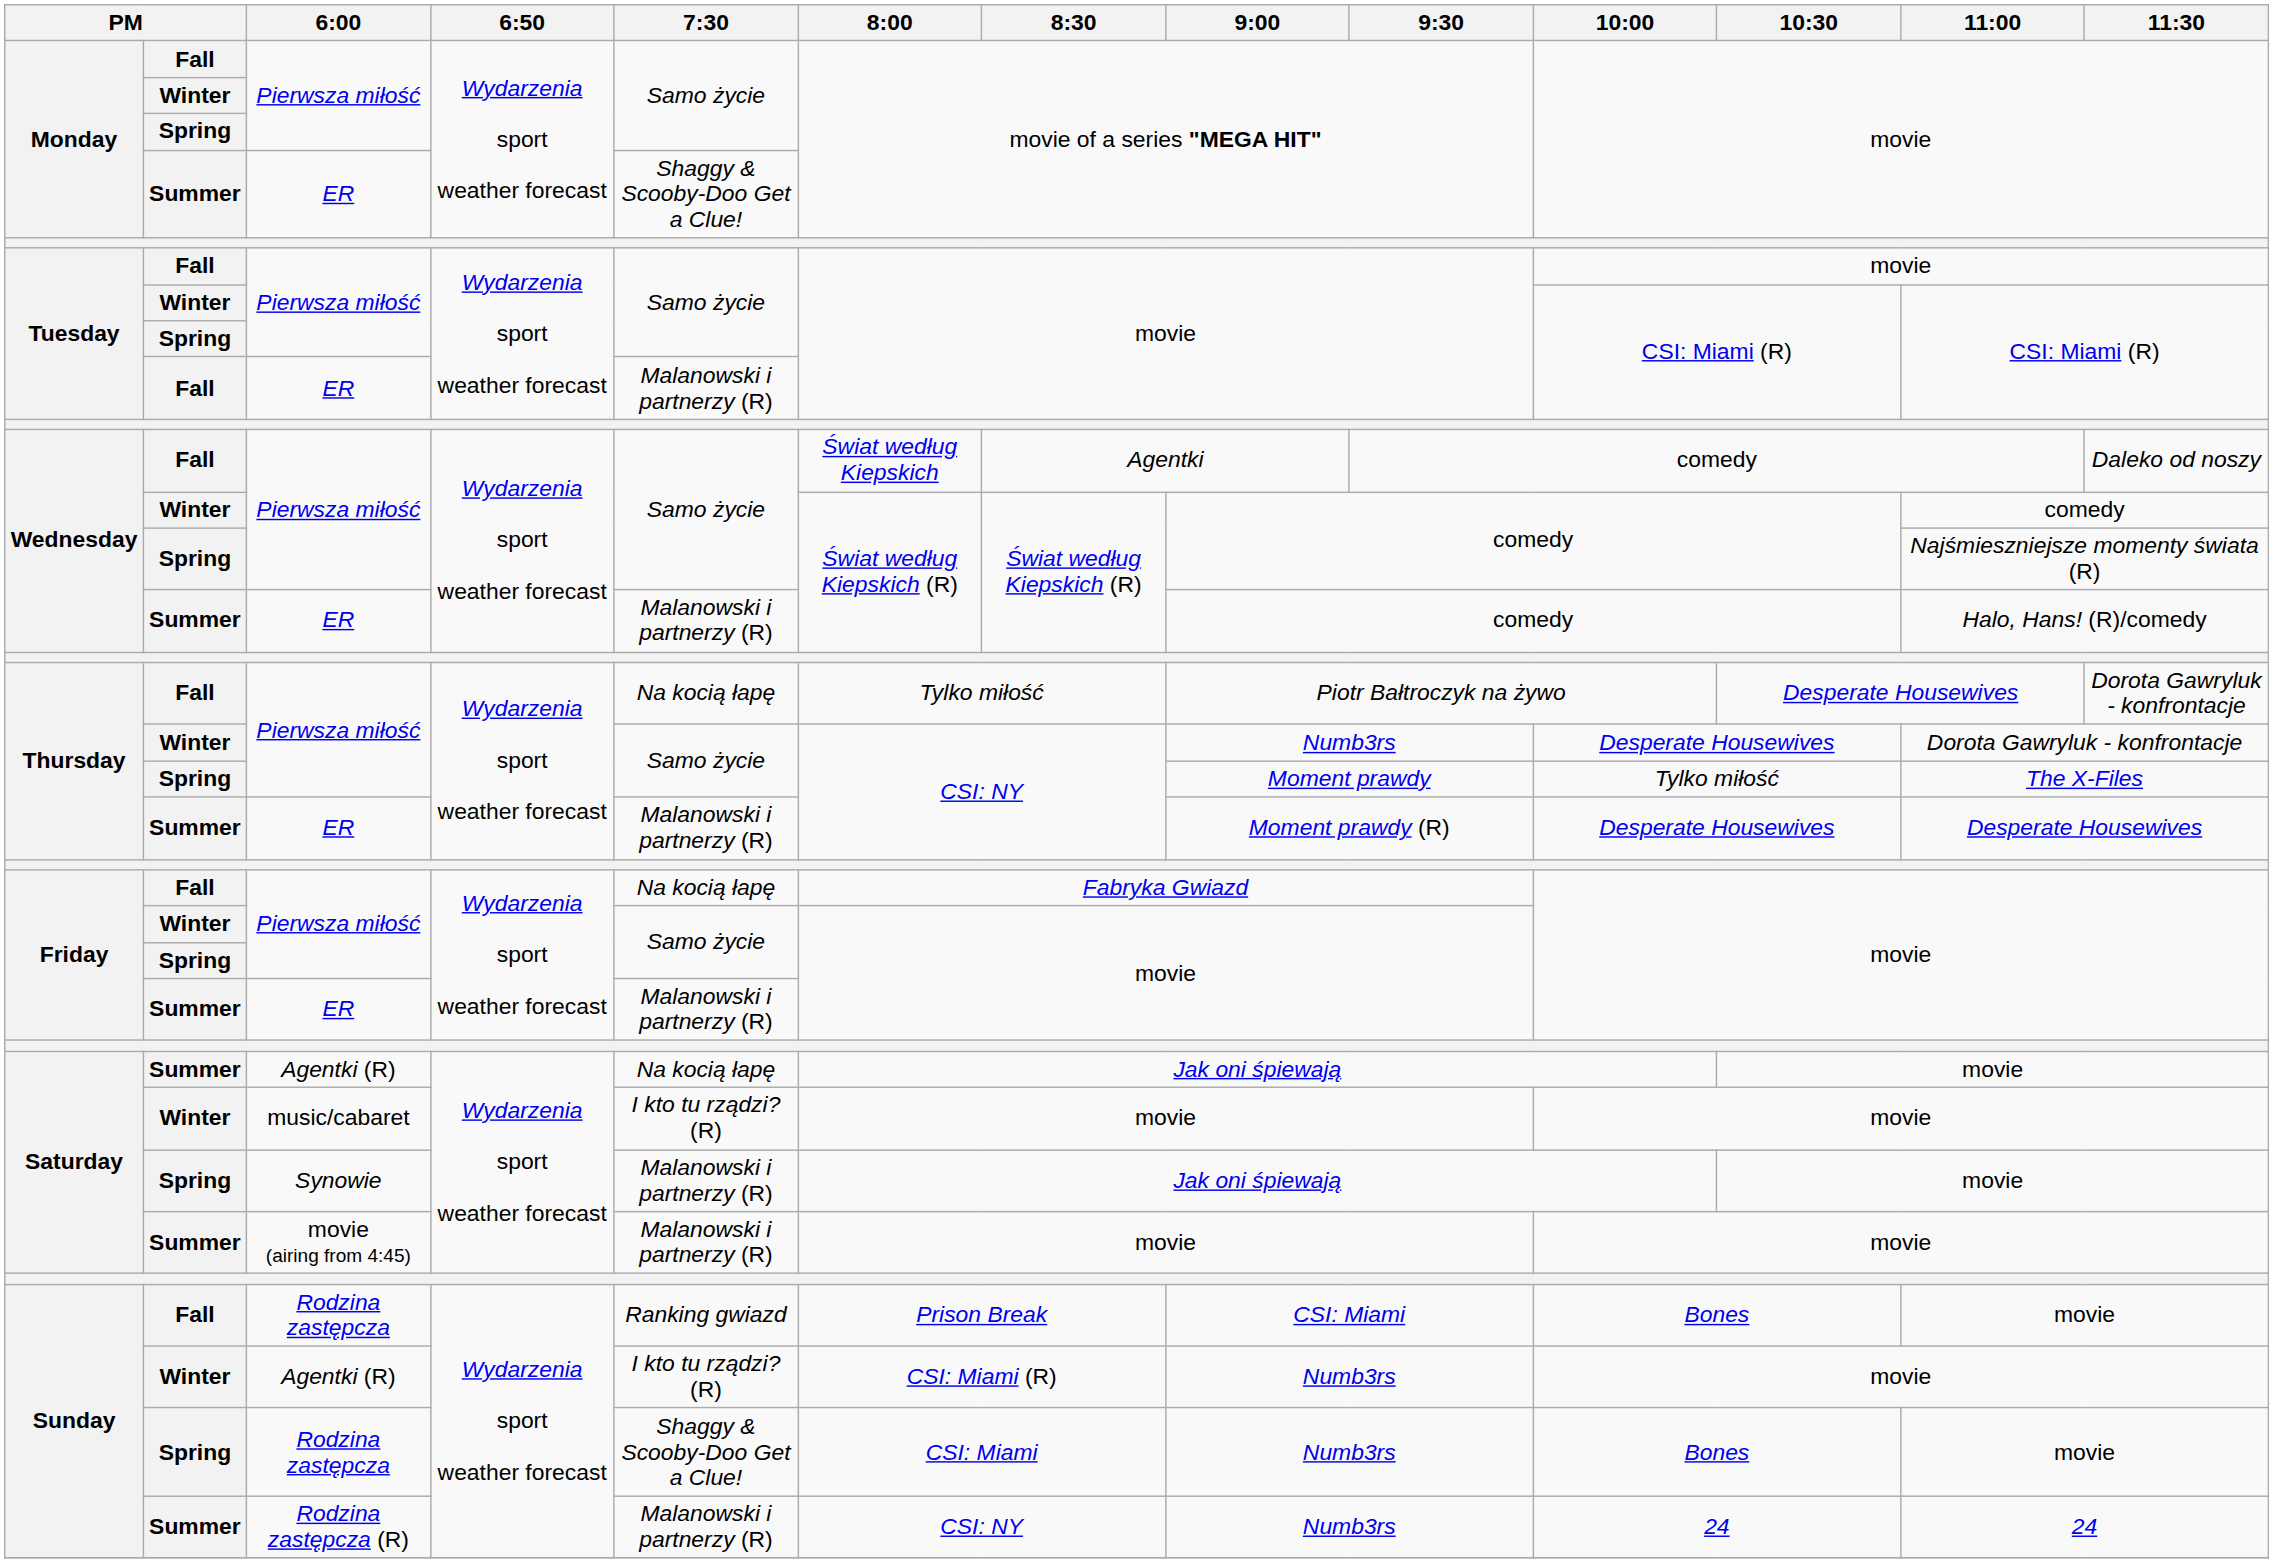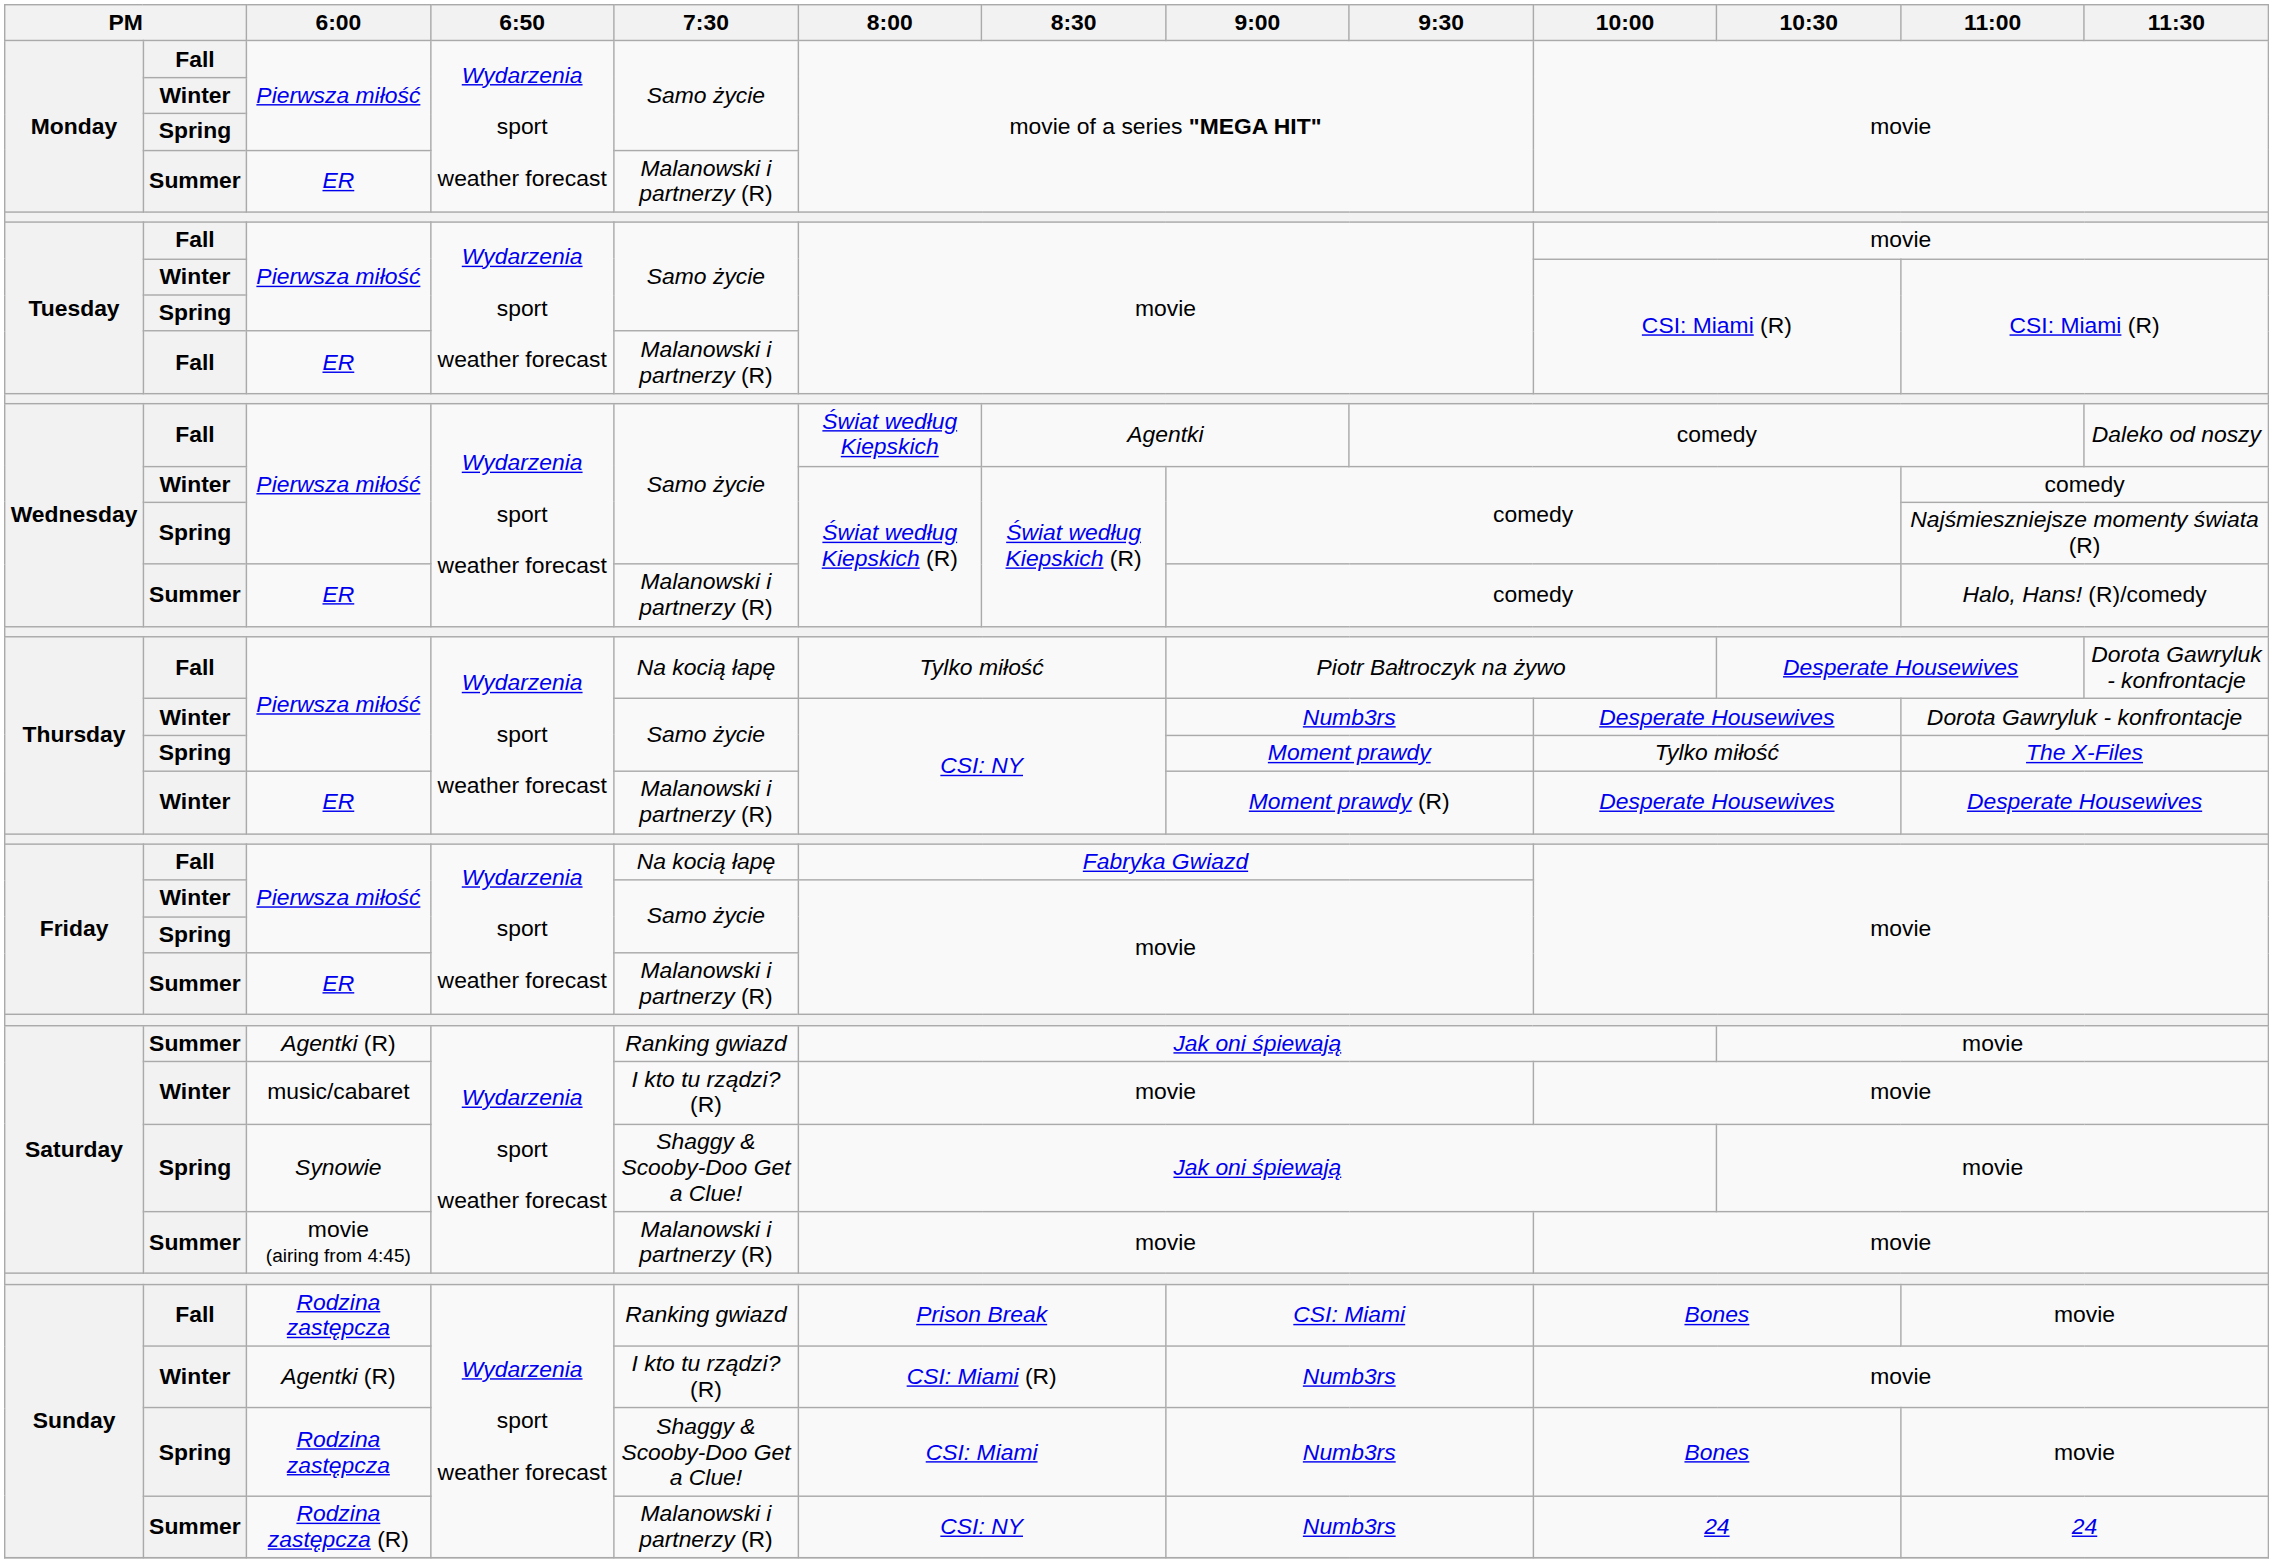(706, 193) Shaggy & Scooby-Doo Get a Clue! -> (706, 180) Malanowski i partnerzy (R)
(195, 827) Summer -> (195, 802) Winter
(706, 1069) Na kocią łapę -> (706, 1043) Ranking gwiazd
(706, 1180) Malanowski i partnerzy (R) -> (706, 1167) Shaggy & Scooby-Doo Get a Clue!
